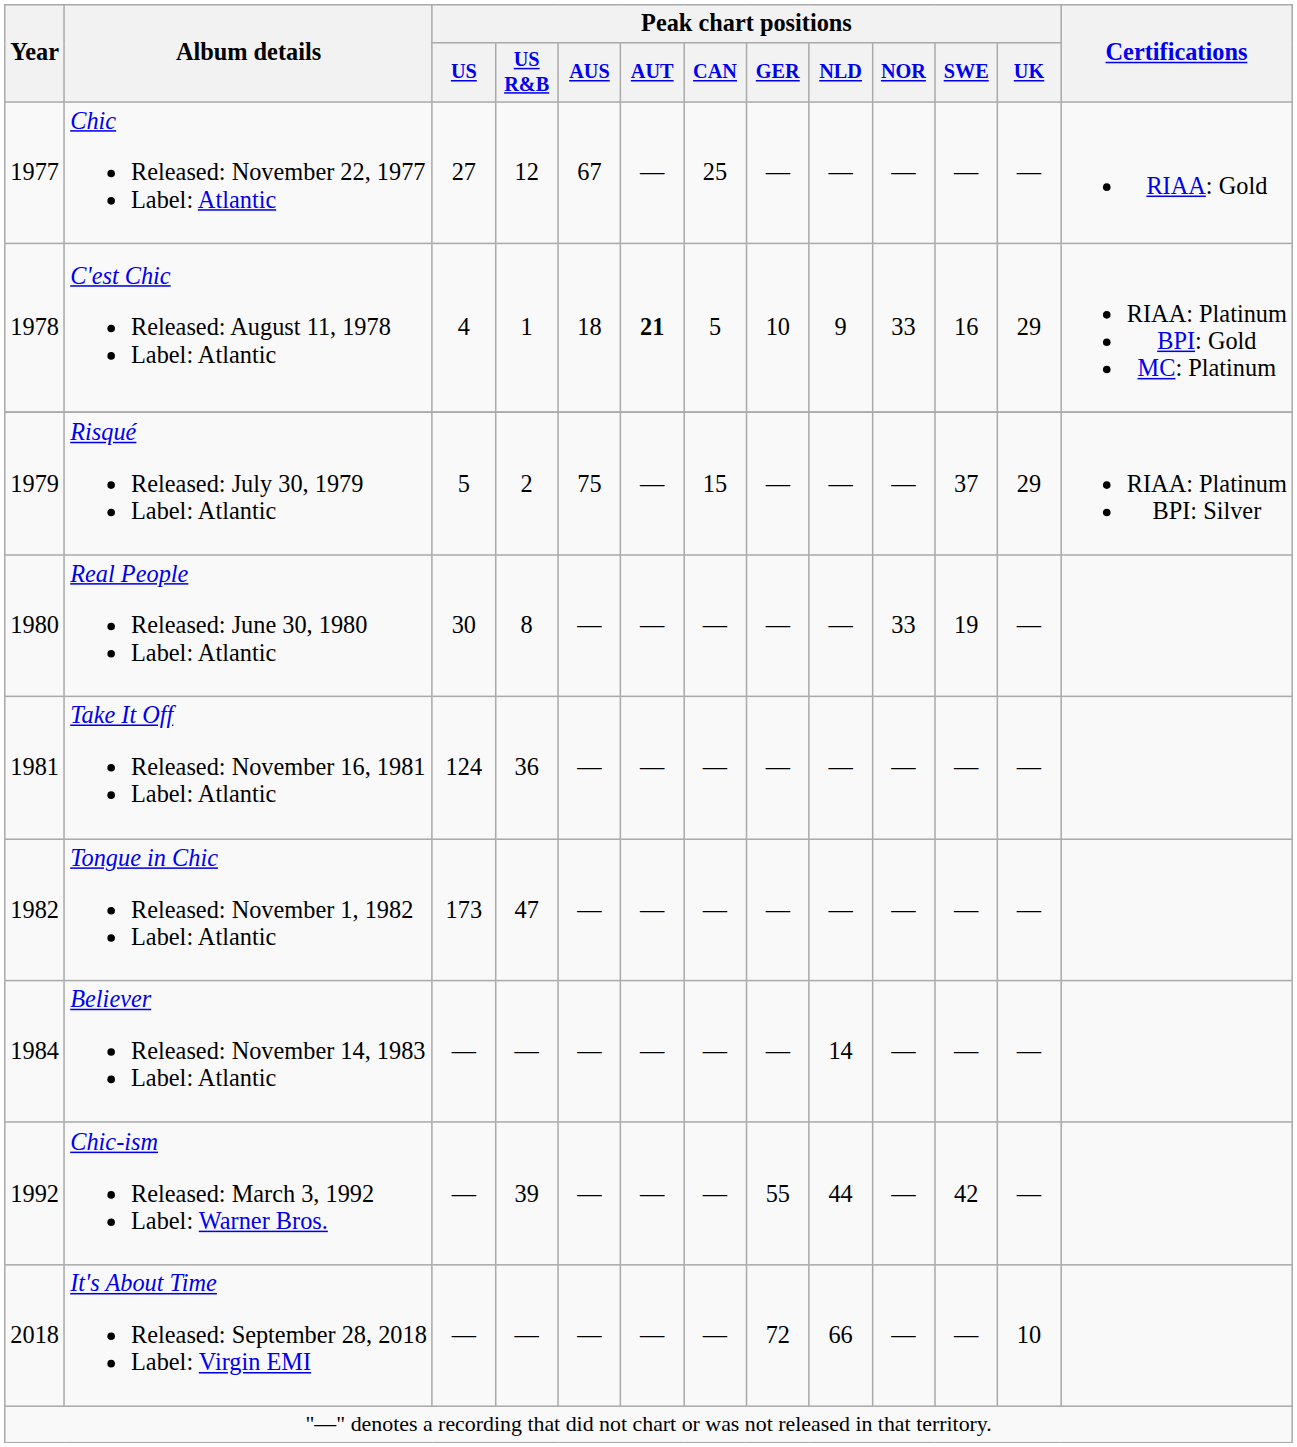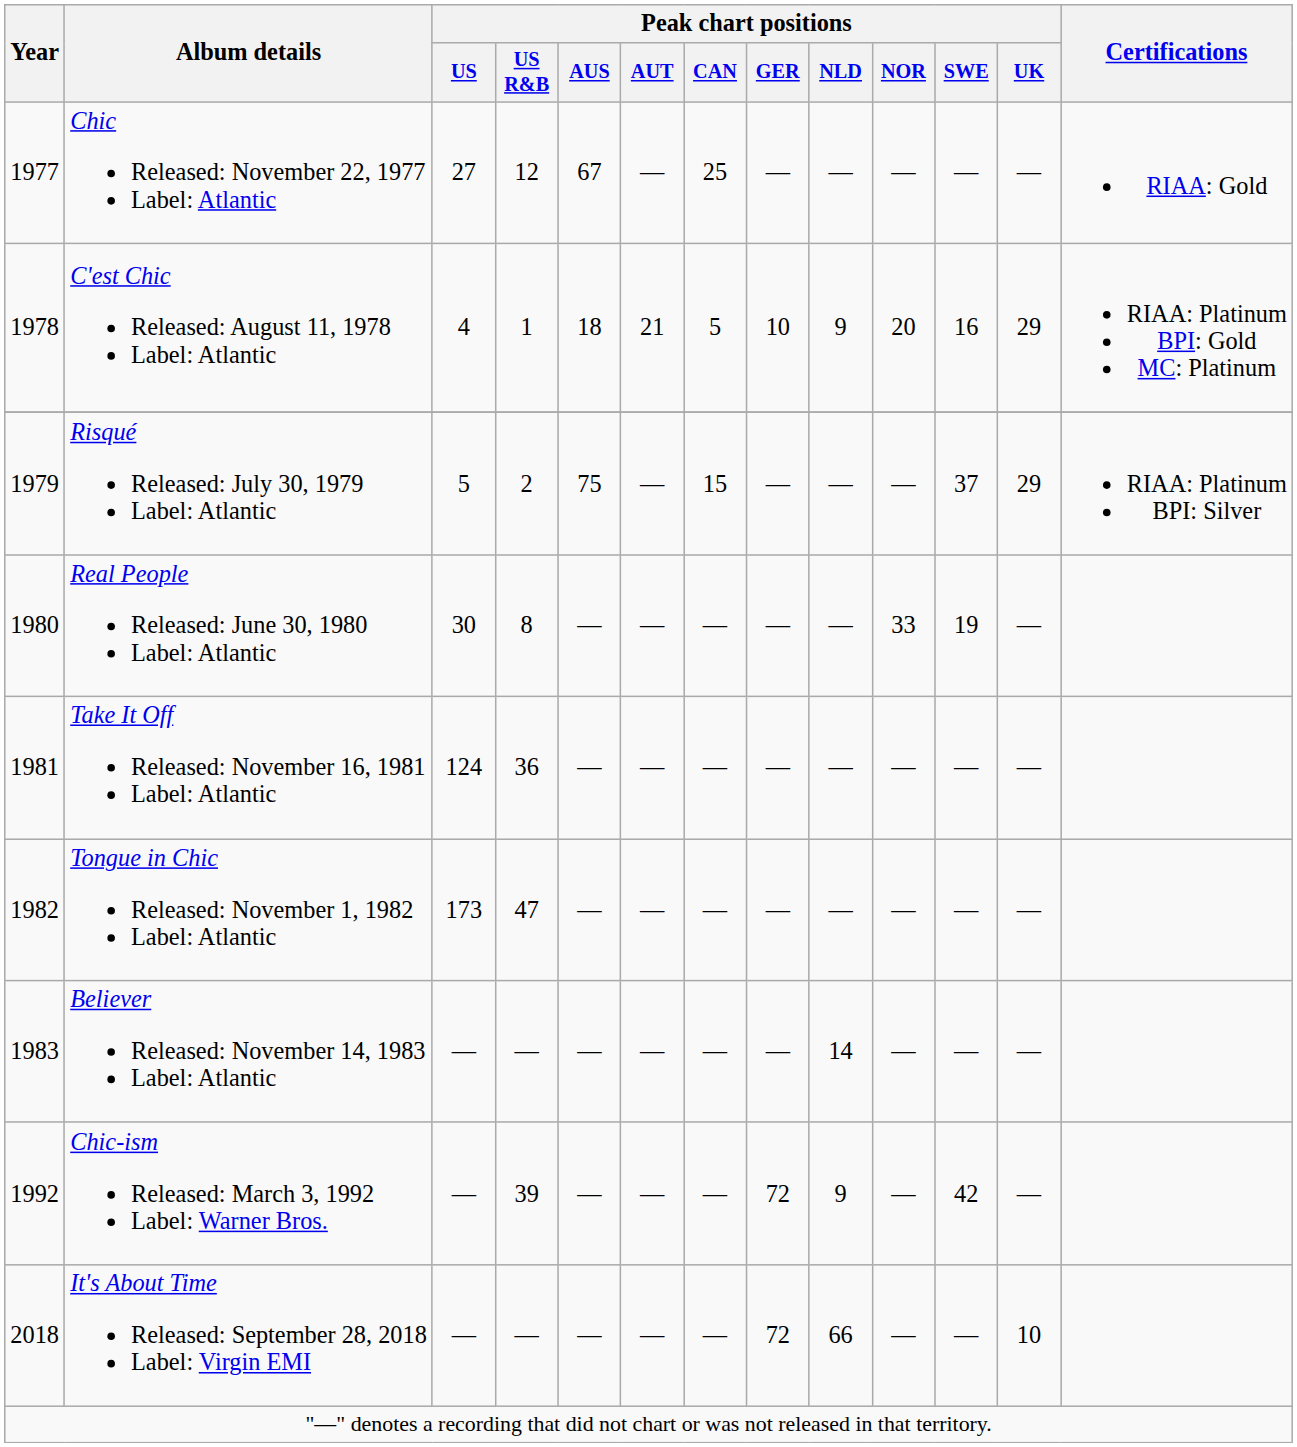(652, 327) bold -> (652, 327) normal
(903, 327) 33 -> (903, 327) 20
(35, 1051) 1984 -> (35, 1051) 1983
(778, 1193) 55 -> (778, 1193) 72
(841, 1193) 44 -> (841, 1193) 9
